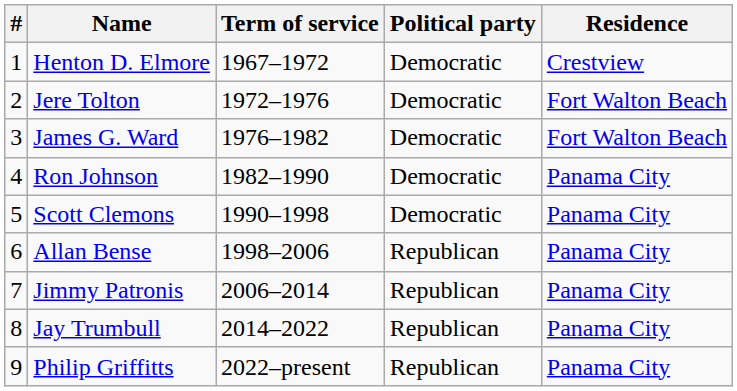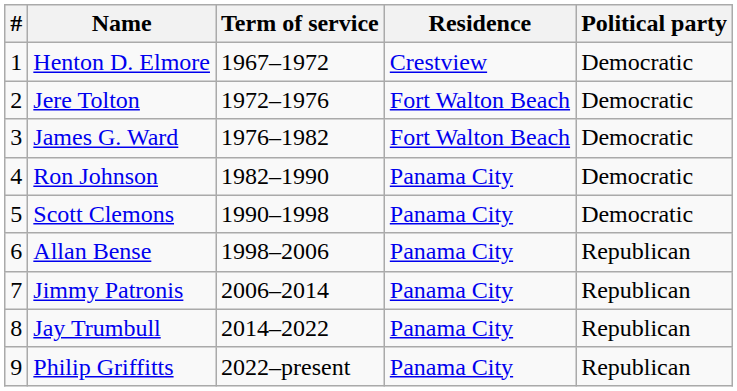columns swapped: (637, 23) <-> (463, 23)
